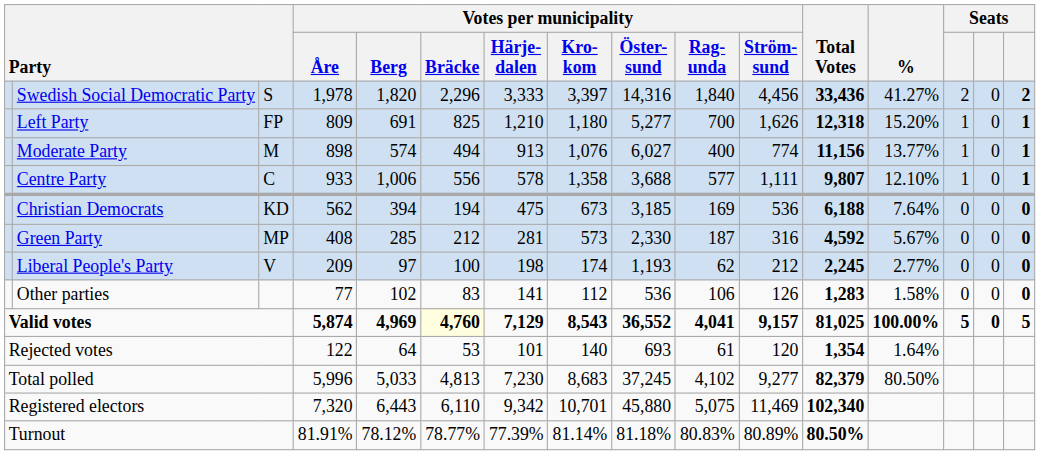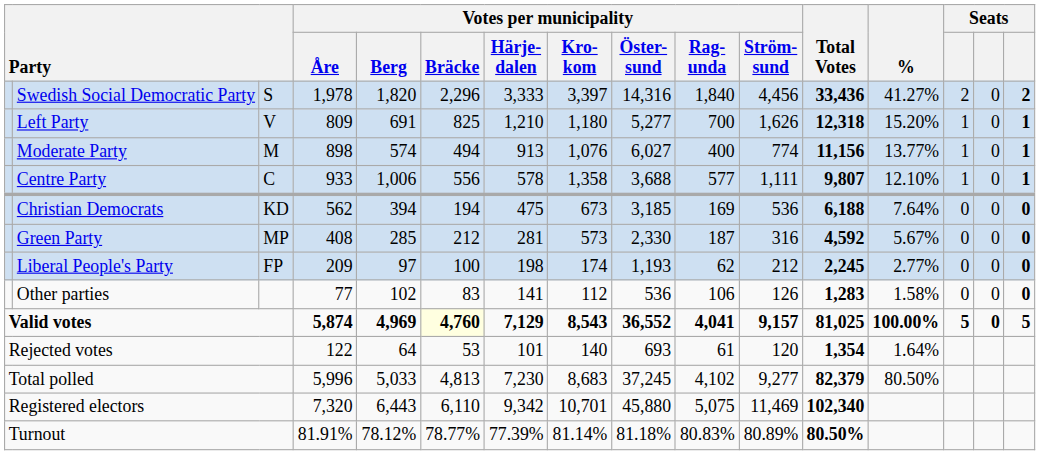(273, 123) FP -> (270, 123) V
(270, 266) V -> (273, 266) FP
